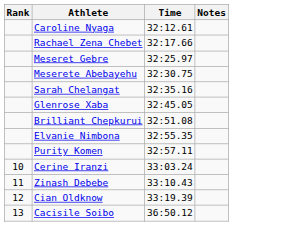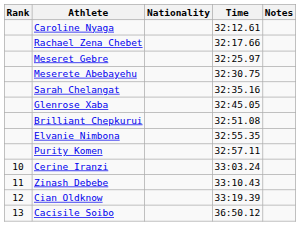+ column: (179, 12)
